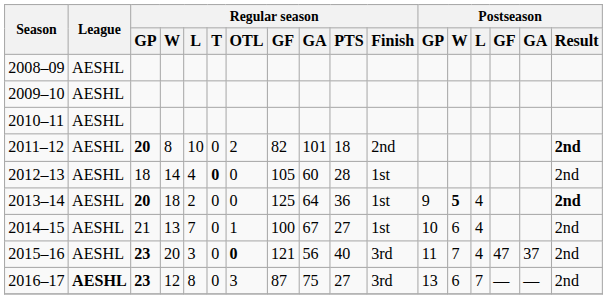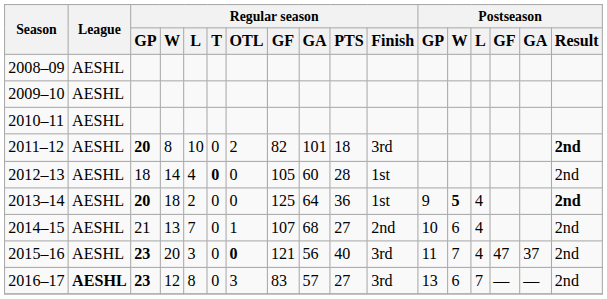(383, 147) 2nd -> (382, 147) 3rd
(283, 227) 100 -> (283, 227) 107
(311, 227) 67 -> (311, 227) 68
(381, 227) 1st -> (383, 227) 2nd
(279, 280) 87 -> (279, 280) 83
(311, 280) 75 -> (311, 280) 57
